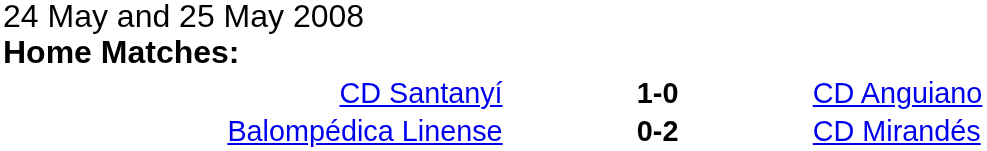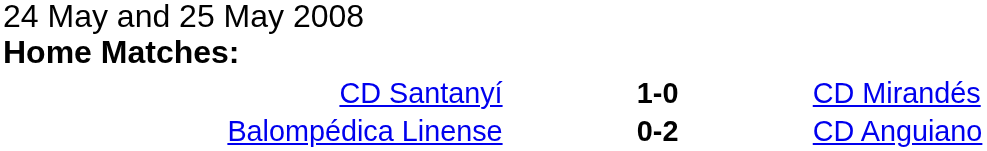(898, 93) CD Anguiano -> (897, 93) CD Mirandés
(897, 131) CD Mirandés -> (898, 131) CD Anguiano
